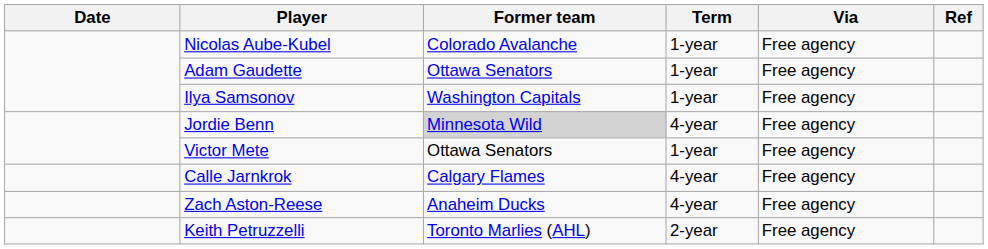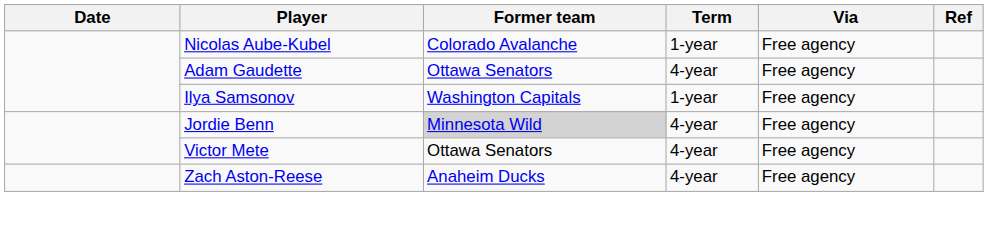(694, 71) 1-year -> (694, 71) 4-year
(694, 151) 1-year -> (694, 151) 4-year
- row: (238, 177)
- row: (244, 230)
